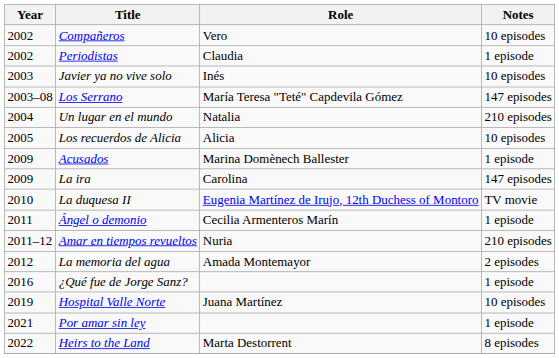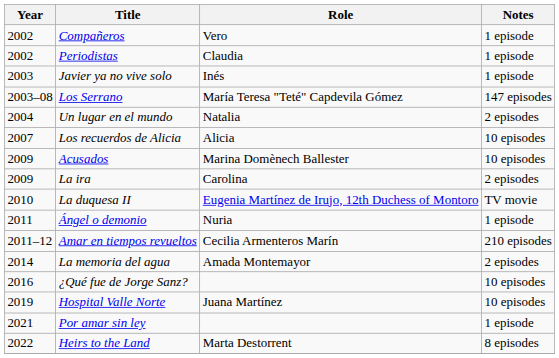(515, 35) 10 episodes -> (509, 35) 1 episode
(515, 76) 10 episodes -> (509, 76) 1 episode
(518, 117) 210 episodes -> (512, 117) 2 episodes
(20, 138) 2005 -> (20, 138) 2007
(509, 158) 1 episode -> (515, 158) 10 episodes
(518, 179) 147 episodes -> (512, 179) 2 episodes
(270, 220) Cecilia Armenteros Marín -> (218, 220) Nuria
(218, 240) Nuria -> (270, 240) Cecilia Armenteros Marín
(20, 261) 2012 -> (20, 261) 2014
(509, 281) 1 episode -> (515, 281) 10 episodes
